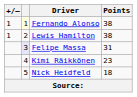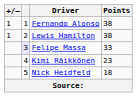(26, 23) lightyellow background -> (26, 23) no background
(108, 48) 31 -> (108, 48) 33
